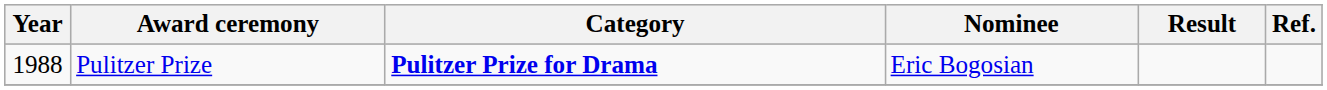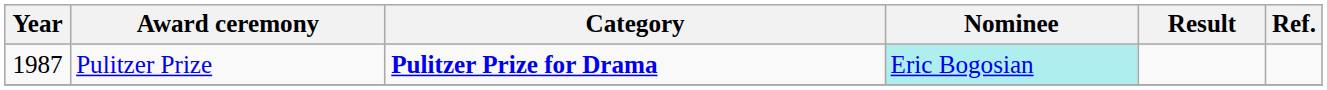(38, 64) 1988 -> (38, 64) 1987
(962, 64) no background -> (962, 64) paleturquoise background
